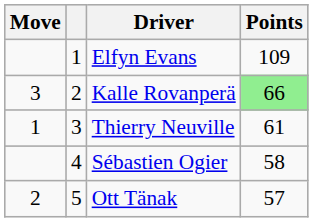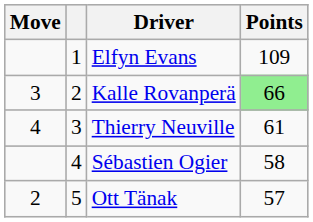(35, 127) 1 -> (35, 127) 4
